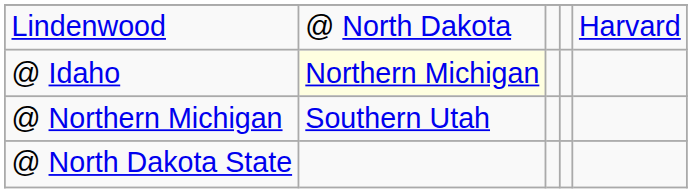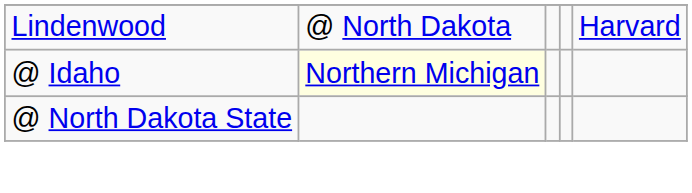- row: (147, 118)
